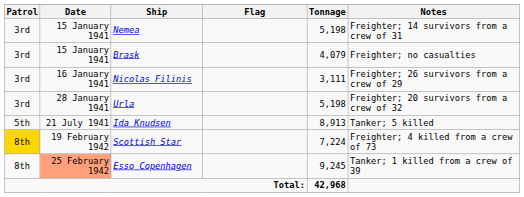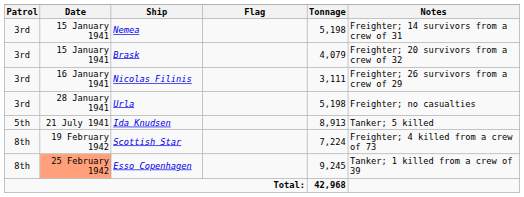(413, 55) Freighter; no casualties -> (429, 55) Freighter; 20 survivors from a crew of 32
(429, 103) Freighter; 20 survivors from a crew of 32 -> (413, 103) Freighter; no casualties
(22, 142) gold background -> (22, 142) no background
